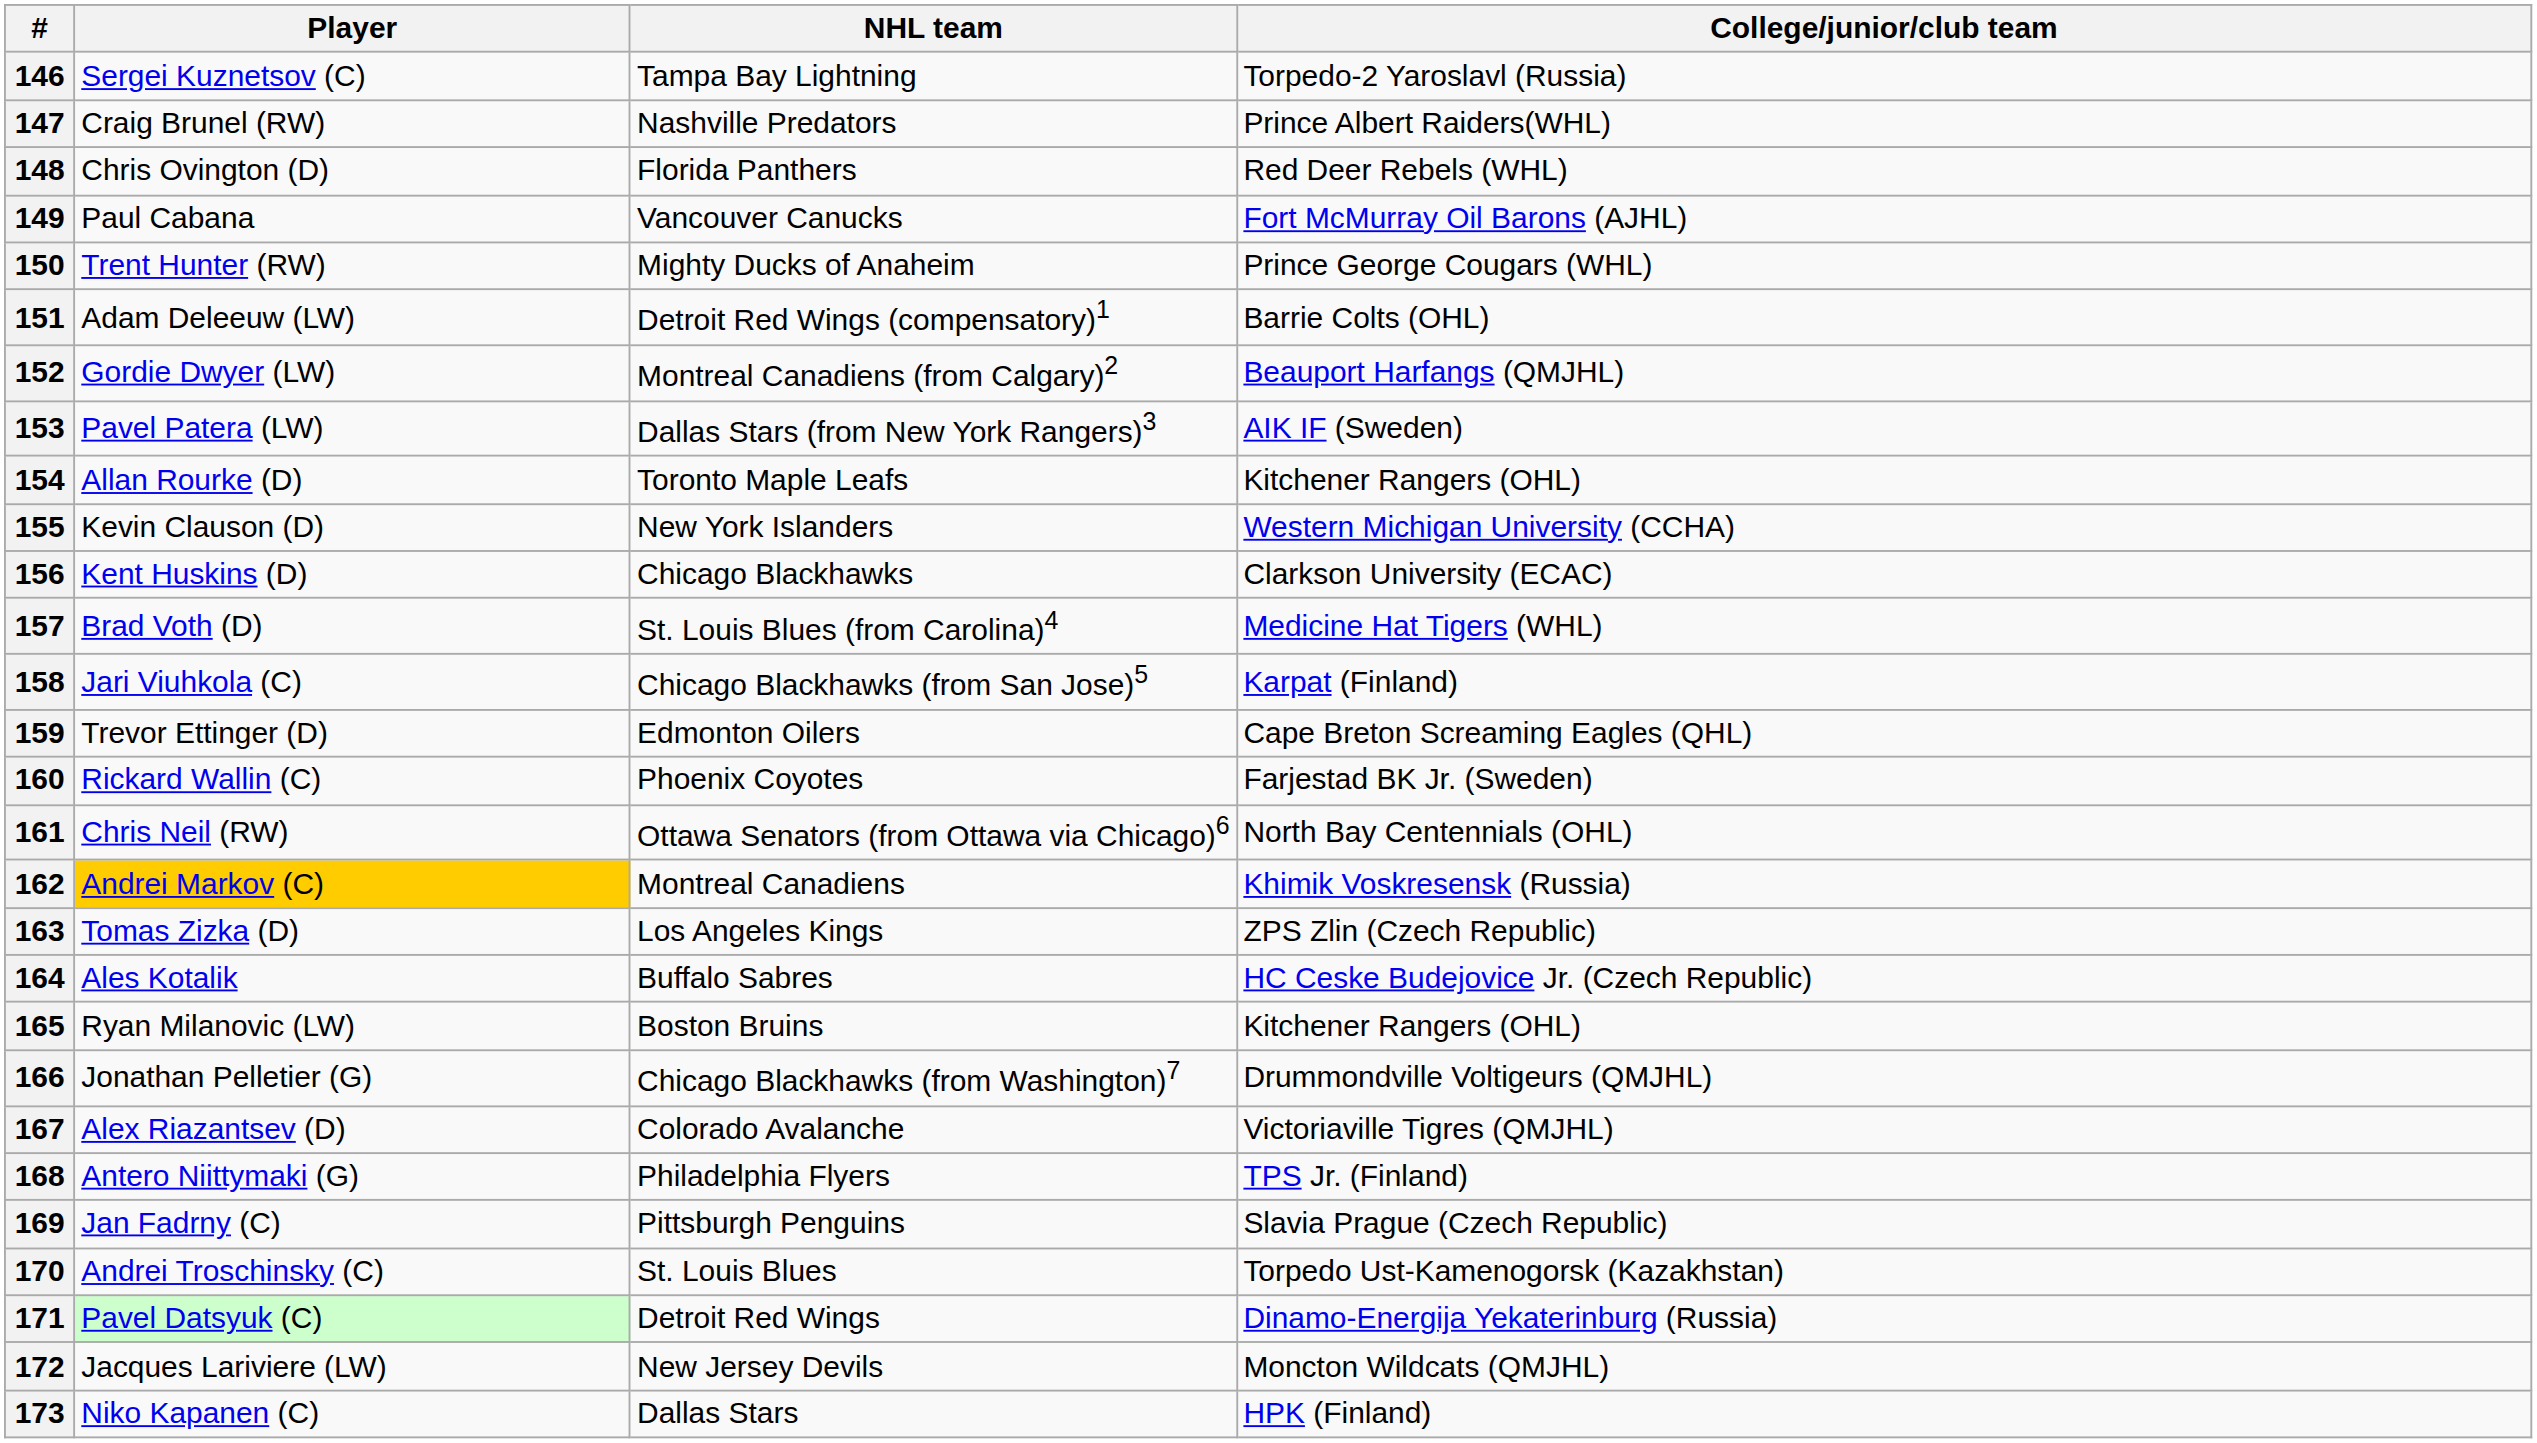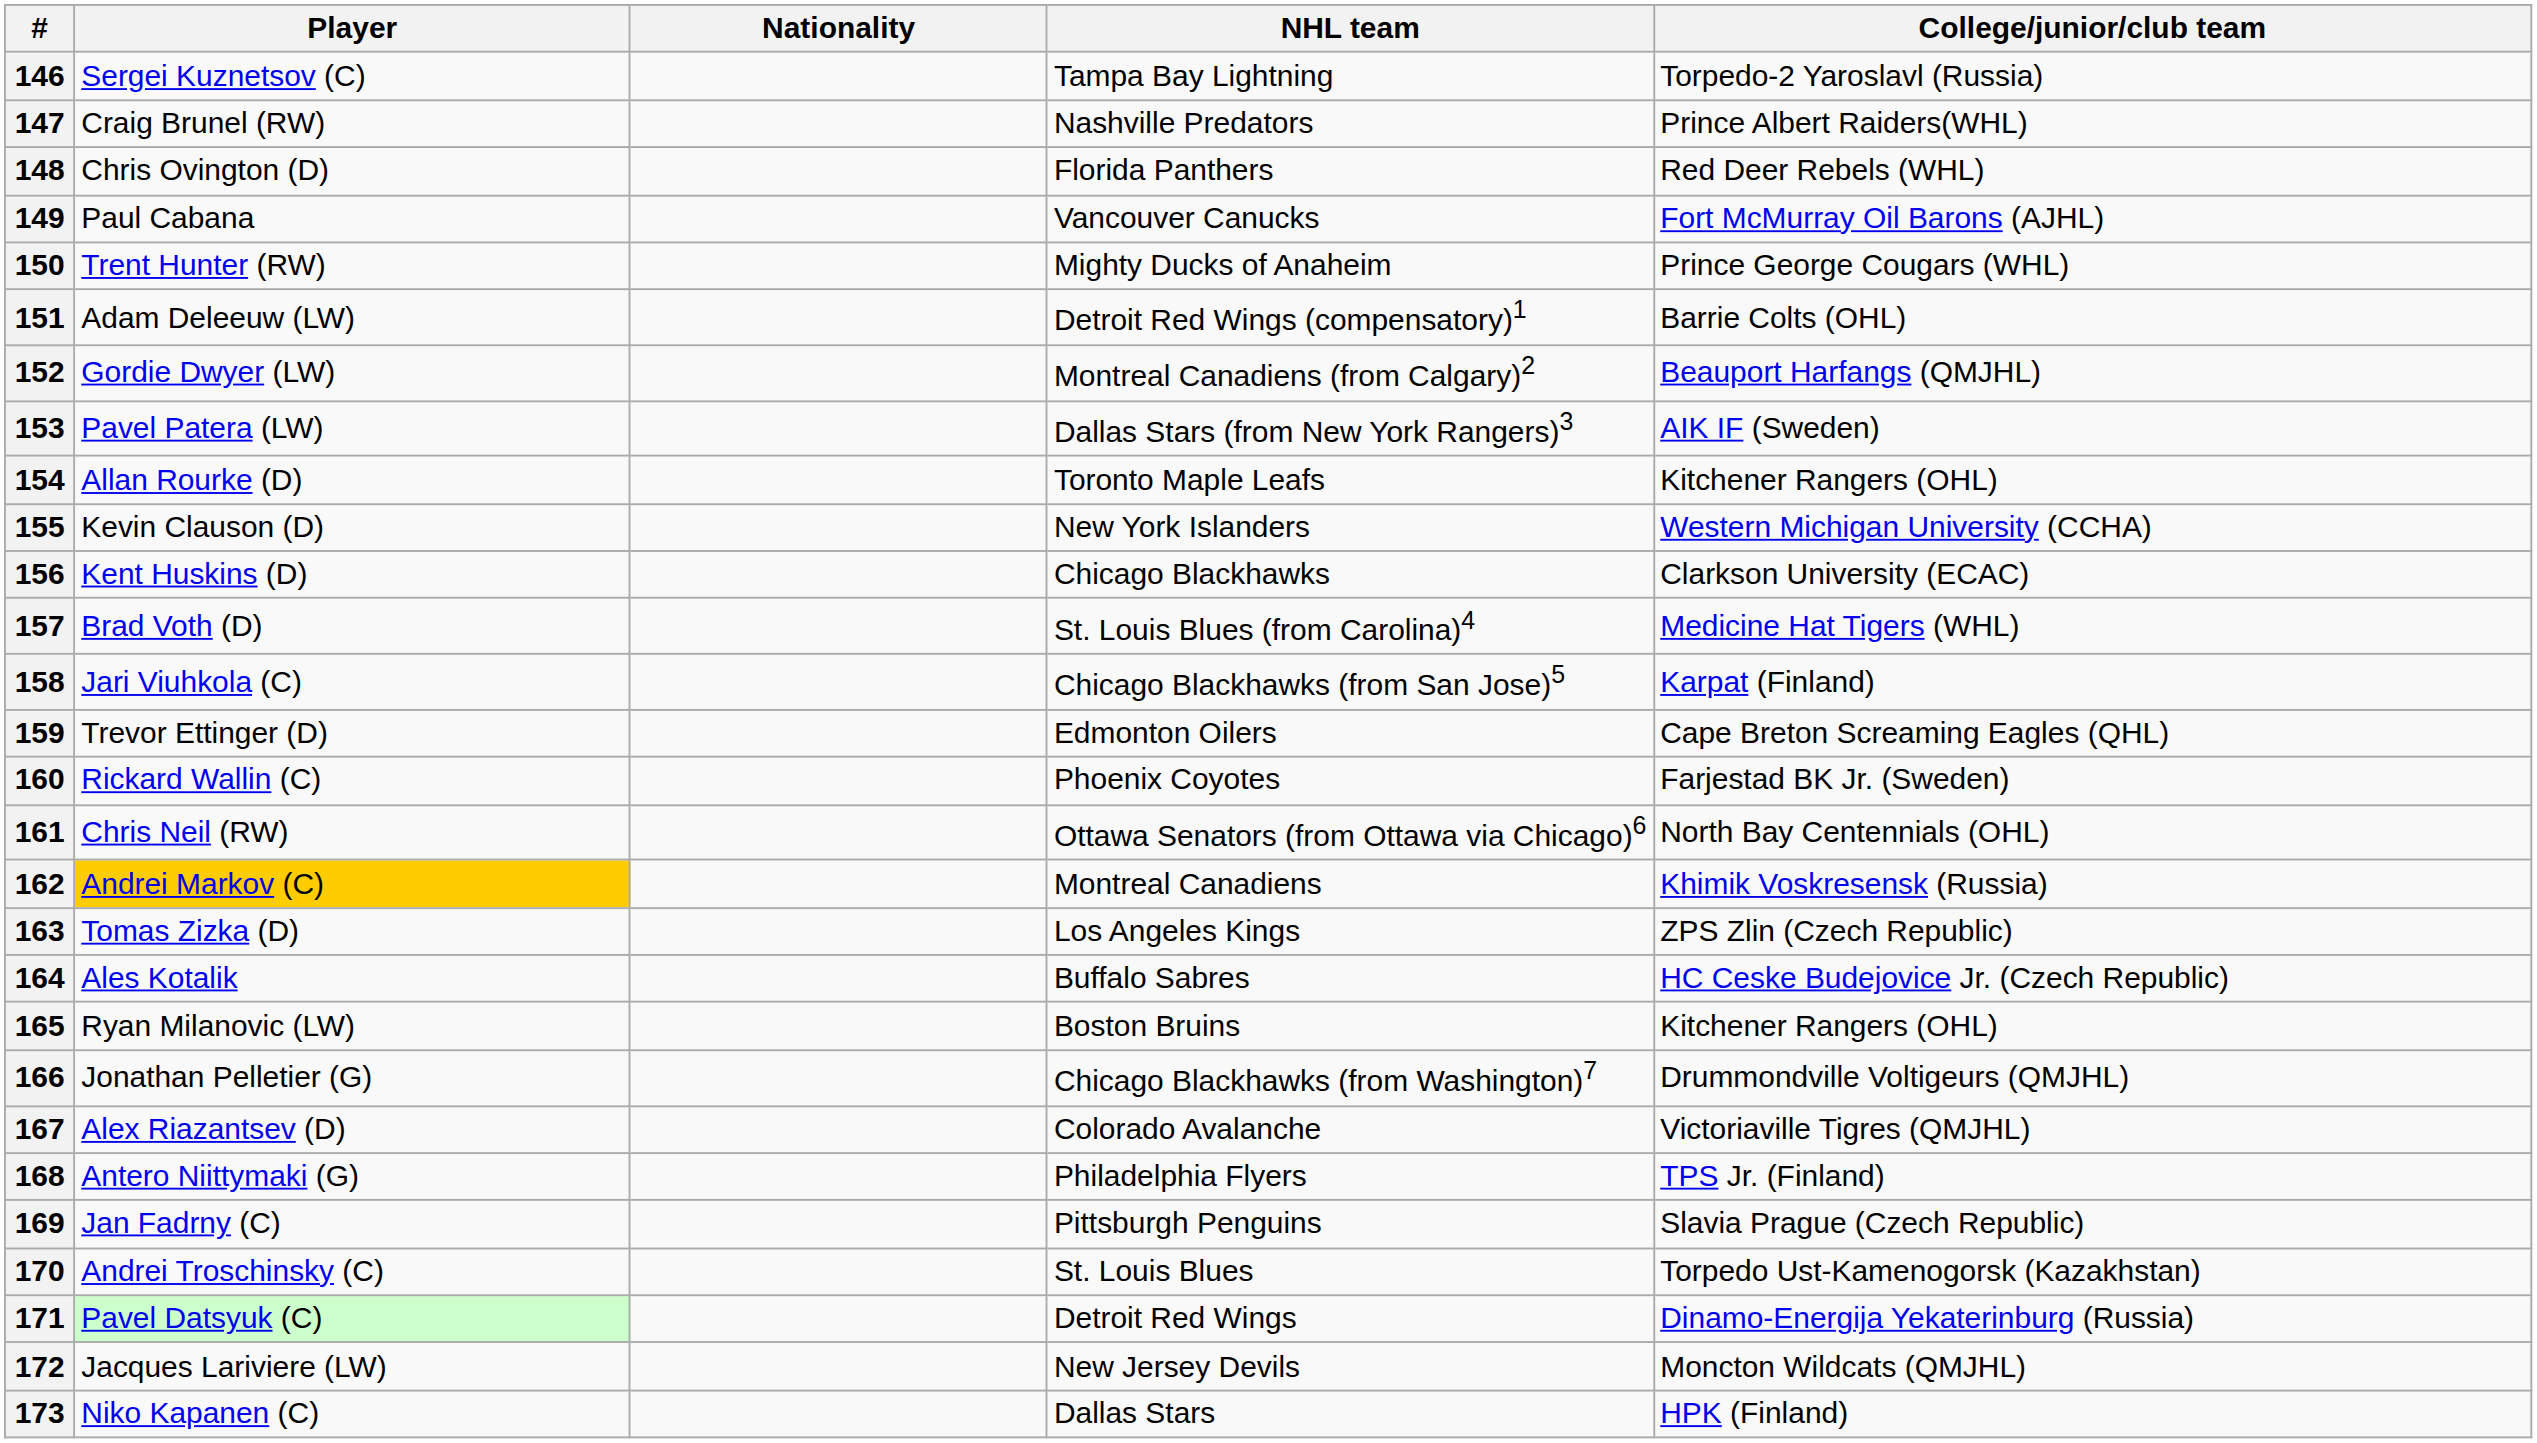+ column: (839, 28)
